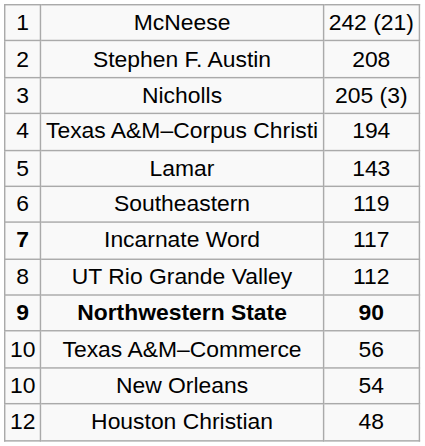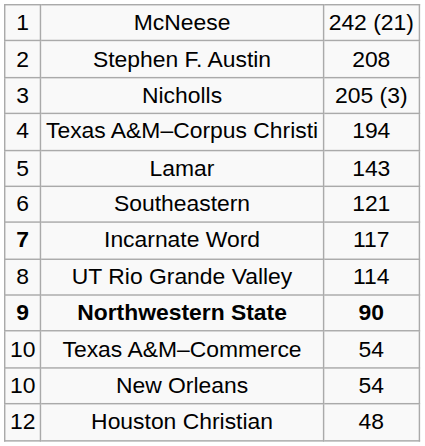(371, 204) 119 -> (371, 204) 121
(371, 276) 112 -> (371, 276) 114
(371, 349) 56 -> (371, 349) 54
